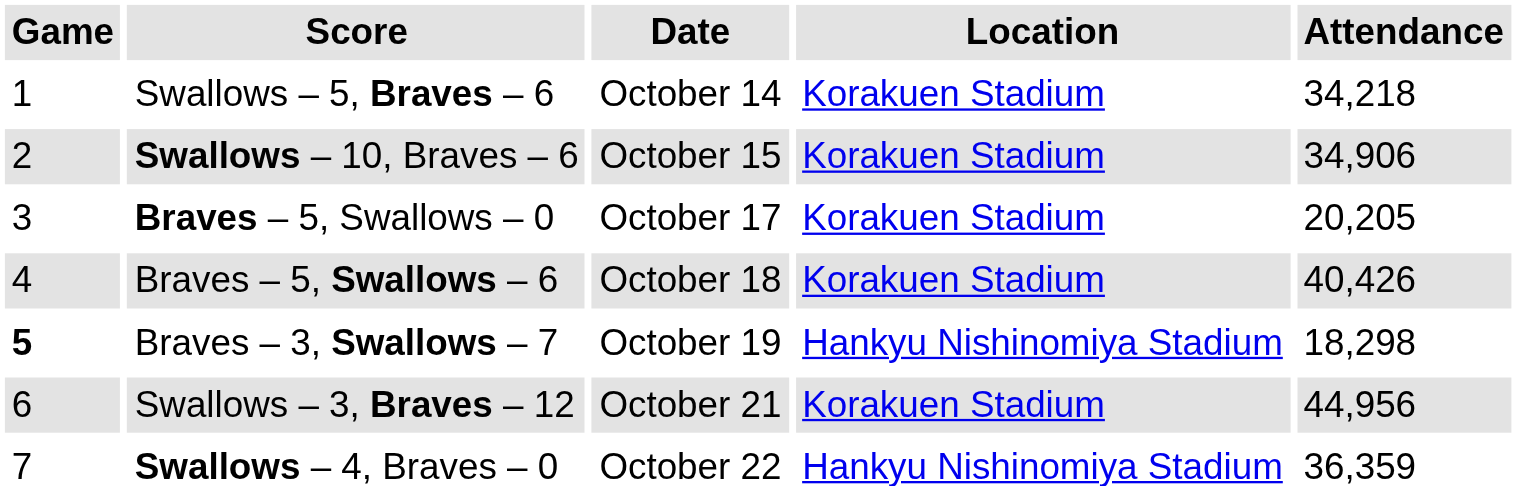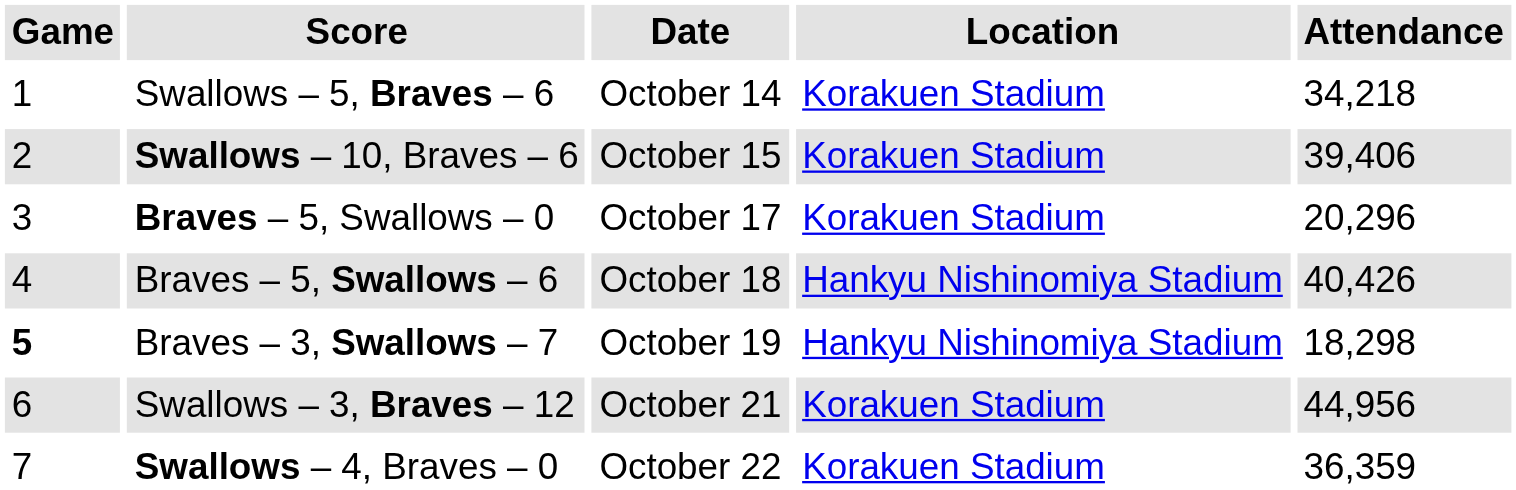(1360, 156) 34,906 -> (1360, 156) 39,406
(1360, 218) 20,205 -> (1360, 218) 20,296
(954, 280) Korakuen Stadium -> (1042, 280) Hankyu Nishinomiya Stadium
(1042, 466) Hankyu Nishinomiya Stadium -> (954, 466) Korakuen Stadium
